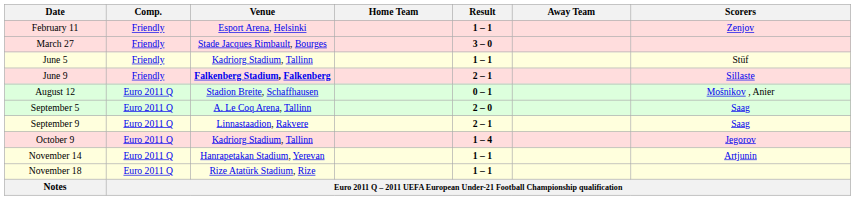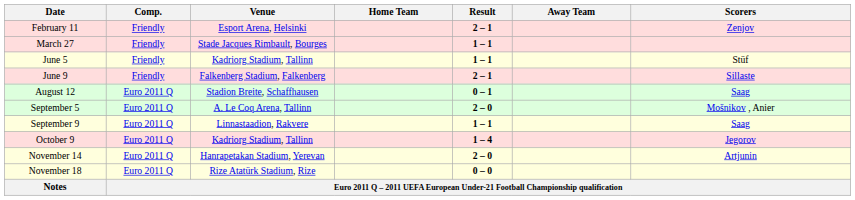(482, 28) 1 – 1 -> (482, 28) 2 – 1
(482, 44) 3 – 0 -> (482, 44) 1 – 1
(262, 76) bold -> (262, 76) normal
(741, 92) Mošnikov , Anier -> (741, 92) Saag
(741, 108) Saag -> (741, 108) Mošnikov , Anier
(482, 124) 2 – 1 -> (482, 124) 1 – 1
(482, 156) 1 – 1 -> (482, 156) 2 – 0
(482, 171) 1 – 1 -> (482, 171) 0 – 0
